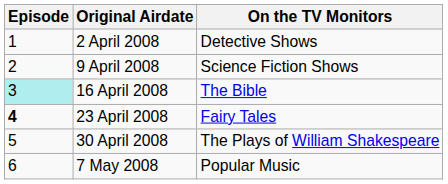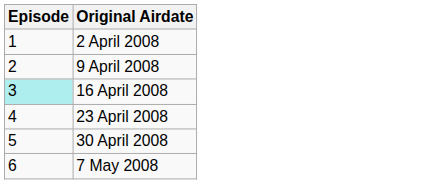- column: (320, 16)
(12, 116) bold -> (12, 116) normal
